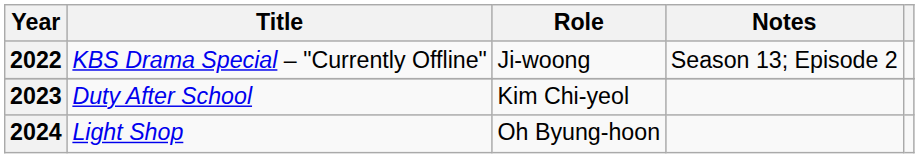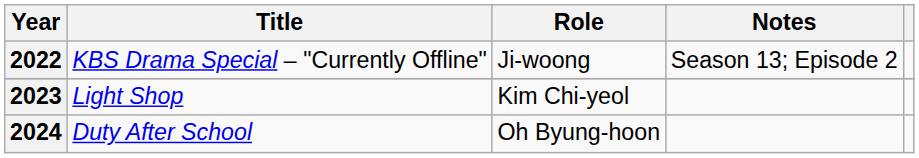(162, 96) Duty After School -> (128, 96) Light Shop
(128, 133) Light Shop -> (162, 133) Duty After School
